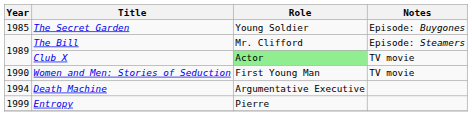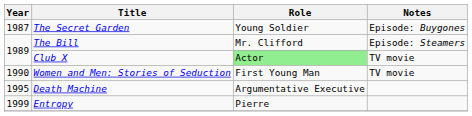(18, 27) 1985 -> (18, 27) 1987
(18, 88) 1994 -> (18, 88) 1995
